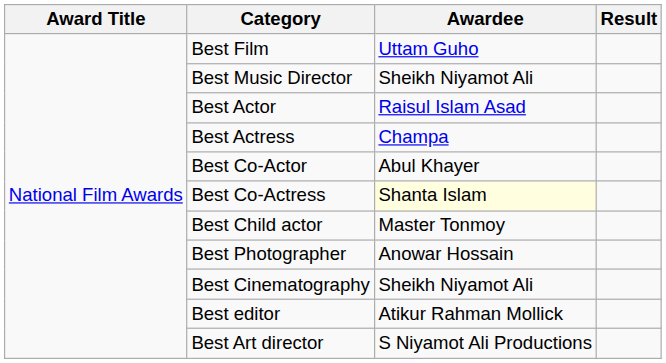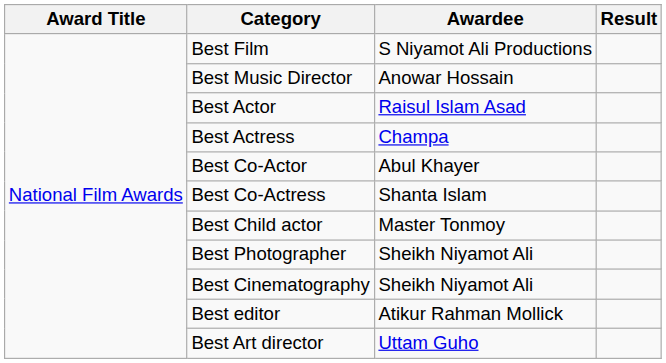(428, 48) Uttam Guho -> (485, 48) S Niyamot Ali Productions
(456, 78) Sheikh Niyamot Ali -> (446, 78) Anowar Hossain
(433, 195) lightyellow background -> (433, 195) no background
(446, 254) Anowar Hossain -> (456, 254) Sheikh Niyamot Ali
(485, 343) S Niyamot Ali Productions -> (428, 343) Uttam Guho
